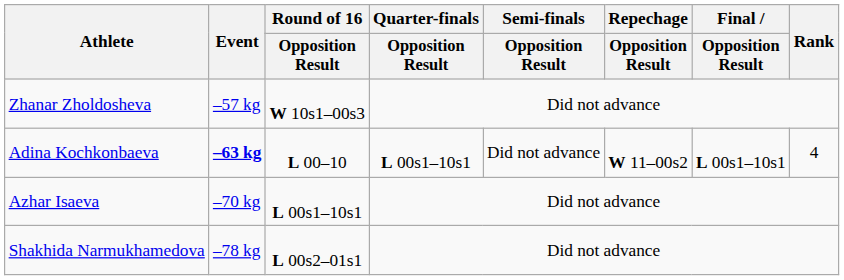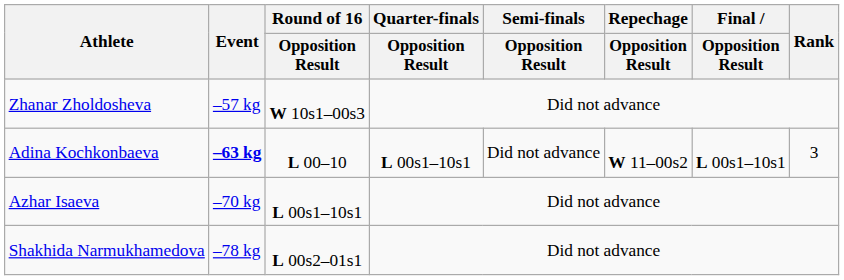(814, 152) 4 -> (814, 152) 3
